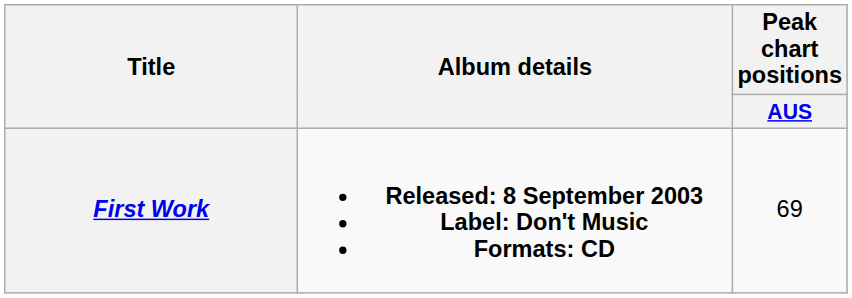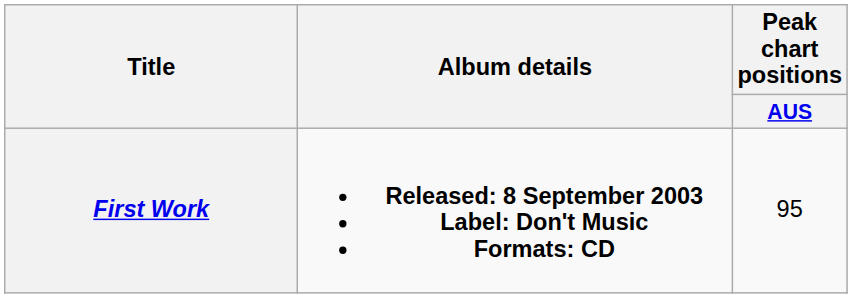(790, 210) 69 -> (790, 210) 95
